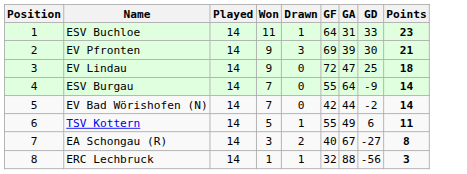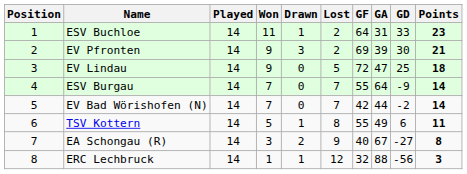+ column: (337, 14)
